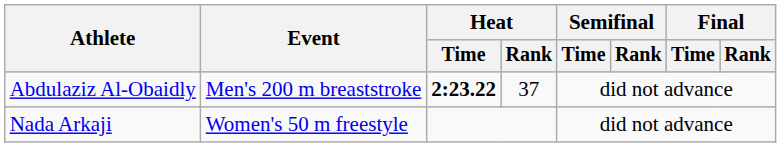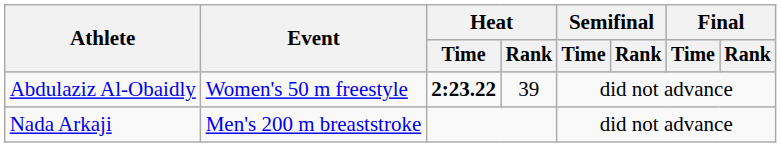(313, 89) Men's 200 m breaststroke -> (307, 89) Women's 50 m freestyle
(529, 89) 37 -> (529, 89) 39
(307, 124) Women's 50 m freestyle -> (313, 124) Men's 200 m breaststroke
